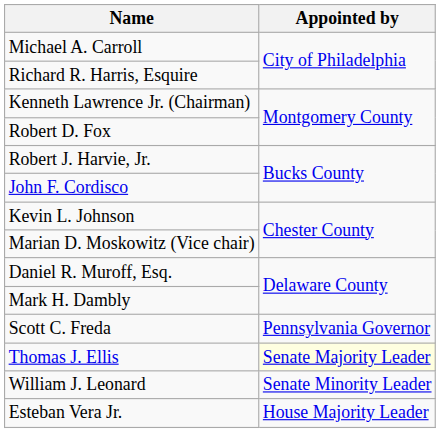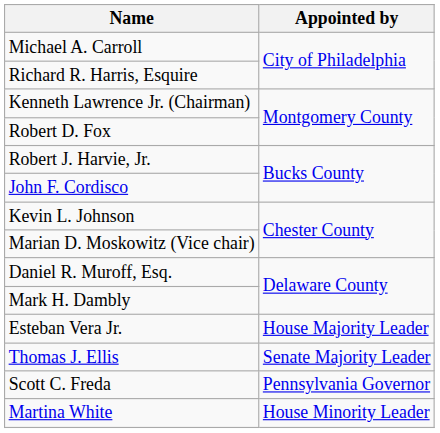rows swapped: (60, 328) <-> (65, 412)
(347, 356) lightyellow background -> (347, 356) no background
- row: (77, 384)
+ row: (61, 412)
